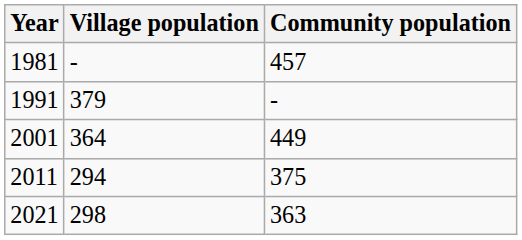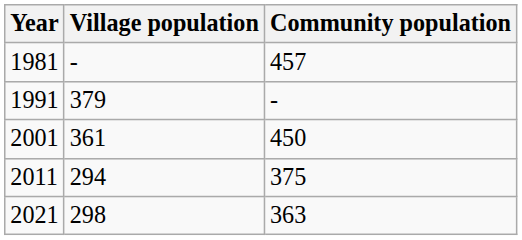(88, 138) 364 -> (88, 138) 361
(288, 138) 449 -> (288, 138) 450
